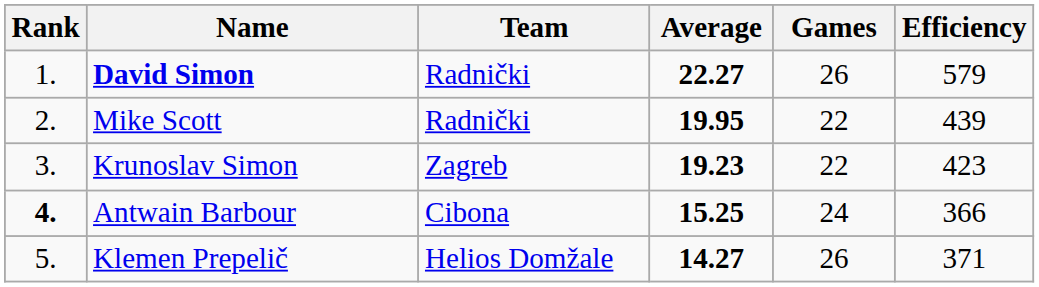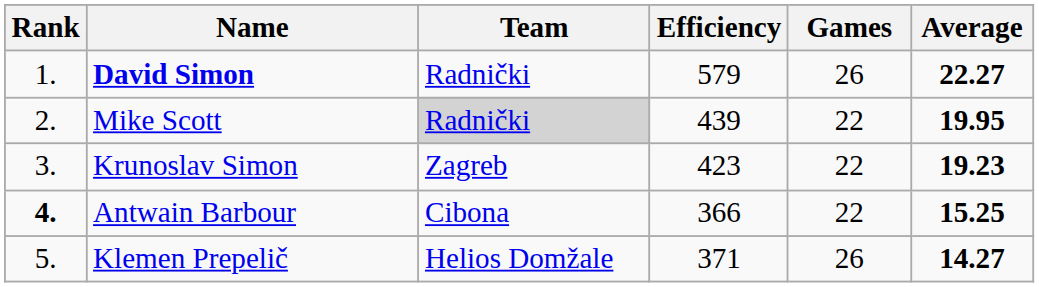columns swapped: (964, 27) <-> (711, 27)
(478, 119) no background -> (478, 119) lightgrey background
(834, 212) 24 -> (849, 212) 22
